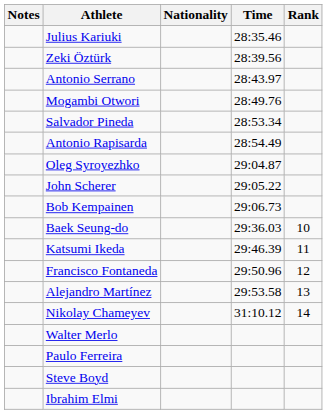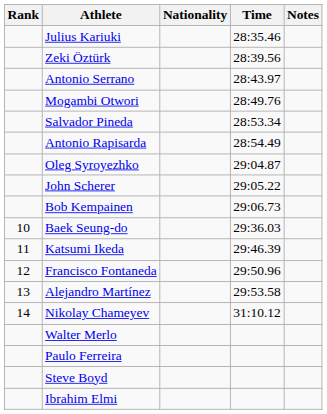columns swapped: (303, 15) <-> (24, 15)
